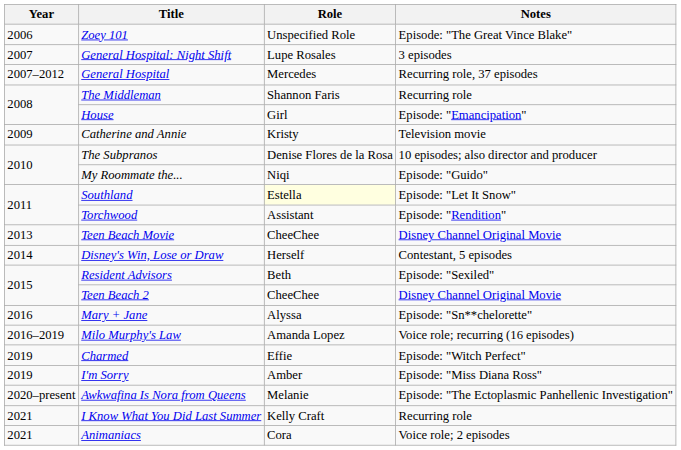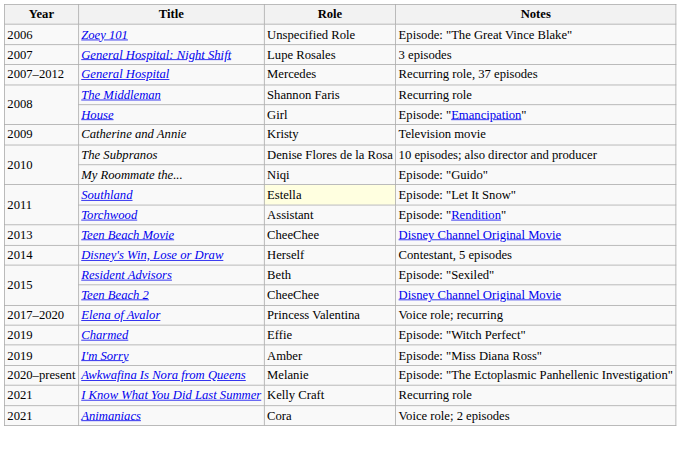- row: (114, 315)
- row: (131, 335)
+ row: (121, 315)
